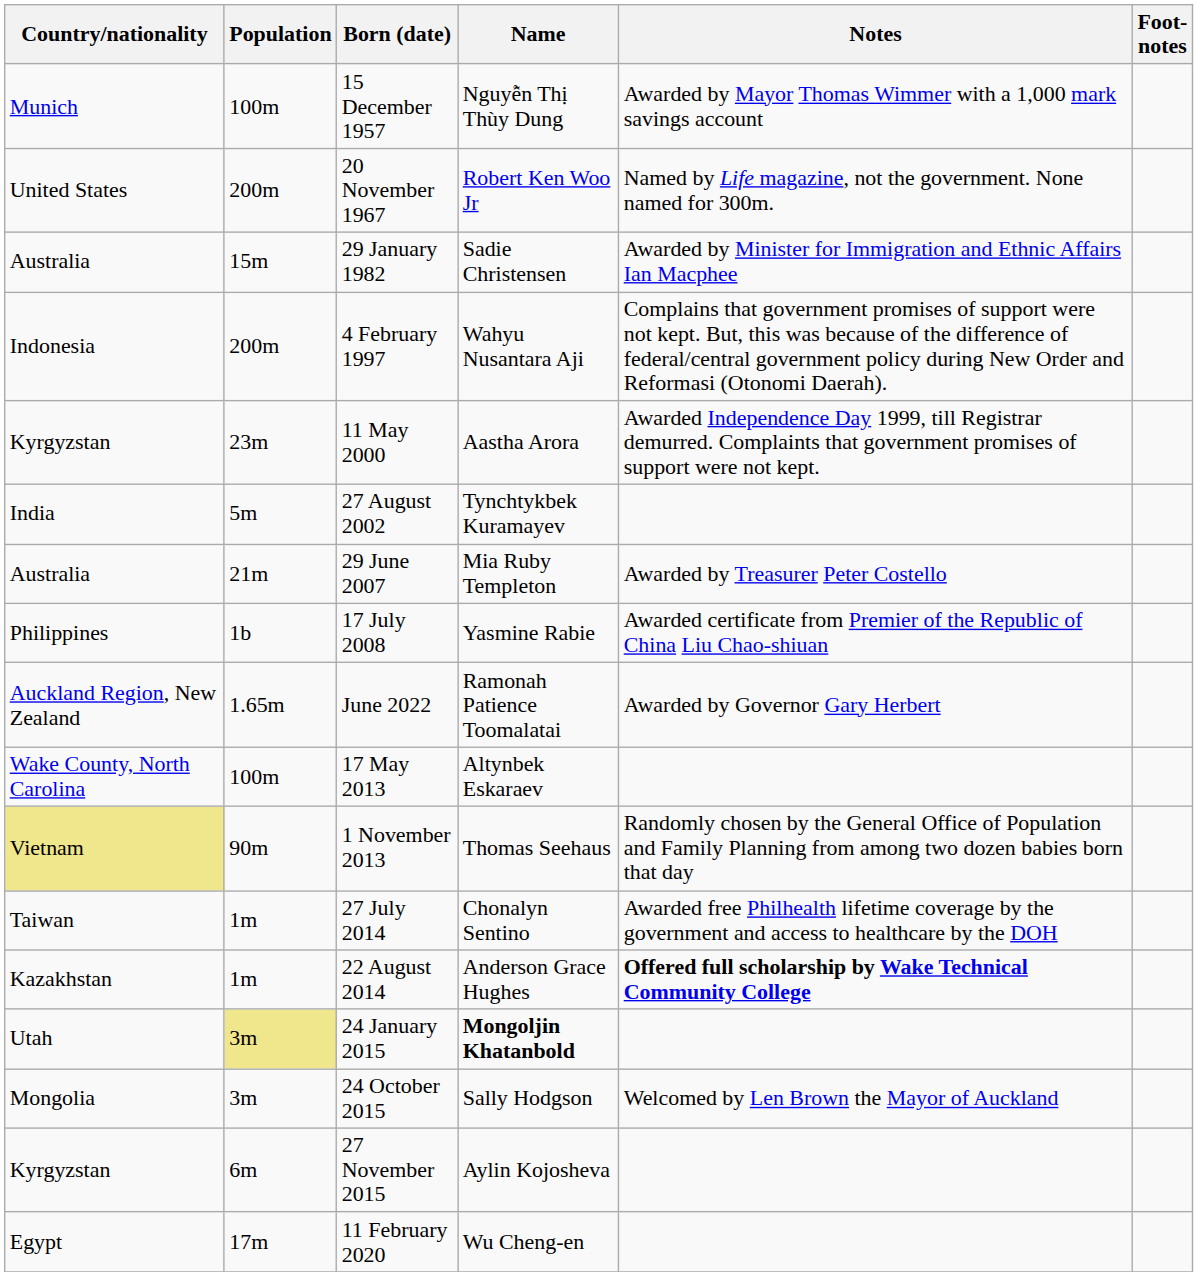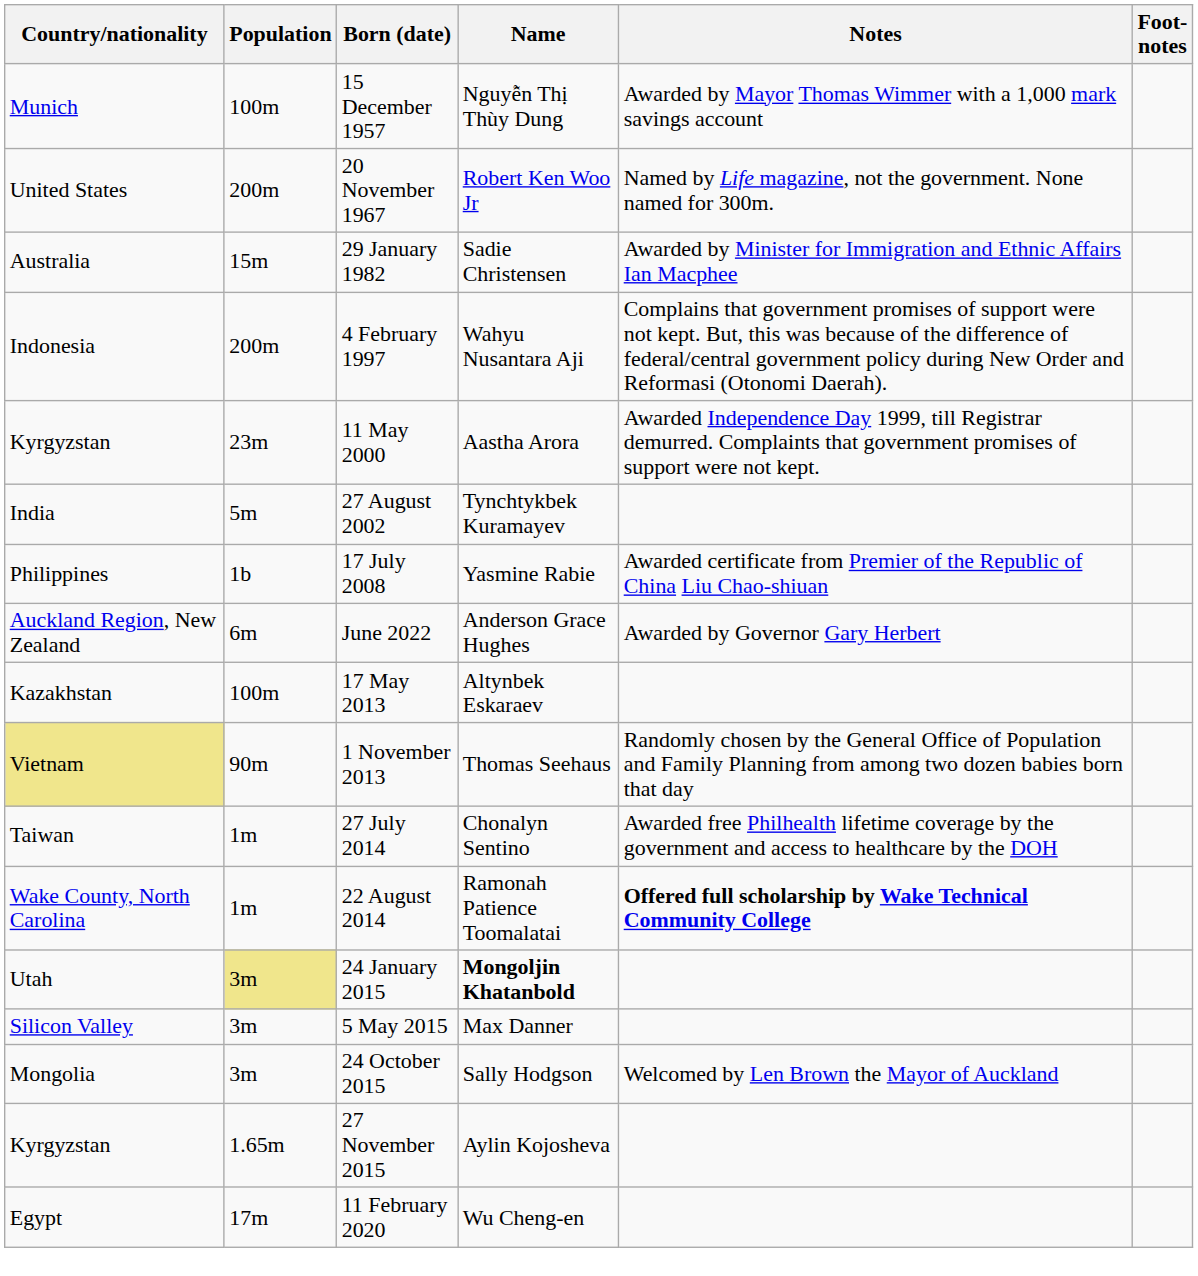- row: (375, 573)
(257, 704) 1.65m -> (243, 632) 6m
(512, 704) Ramonah Patience Toomalatai -> (534, 632) Anderson Grace Hughes
(100, 776) Wake County, North Carolina -> (61, 692) Kazakhstan
(61, 979) Kazakhstan -> (100, 907) Wake County, North Carolina
(534, 979) Anderson Grace Hughes -> (512, 907) Ramonah Patience Toomalatai
+ row: (395, 1026)
(243, 1169) 6m -> (257, 1145) 1.65m
